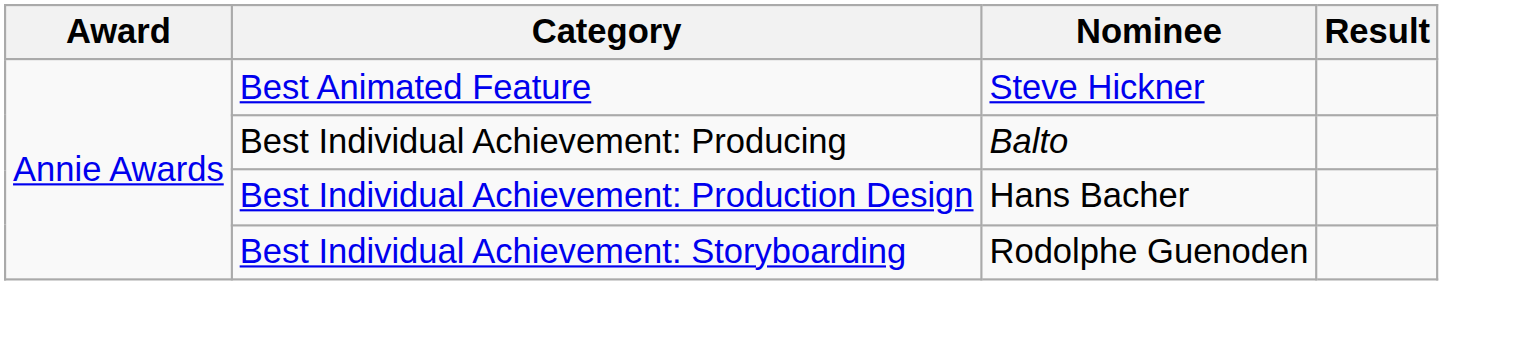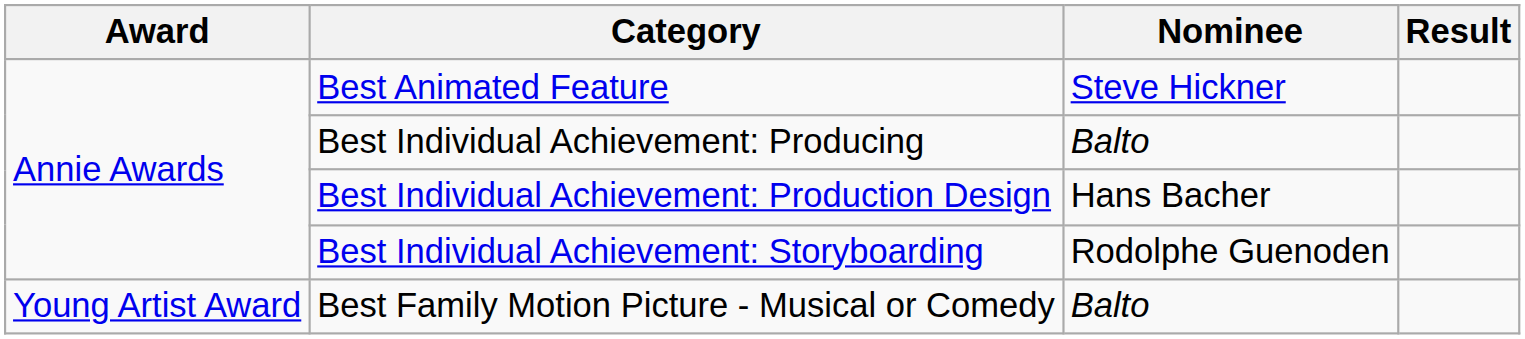+ row: (686, 305)
